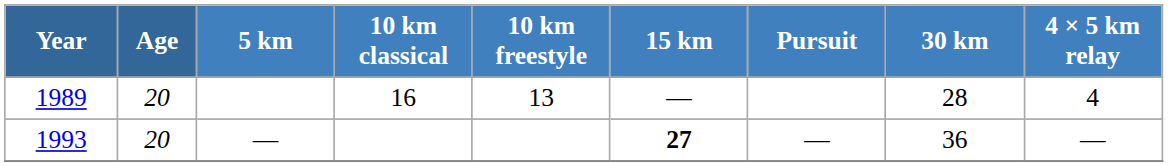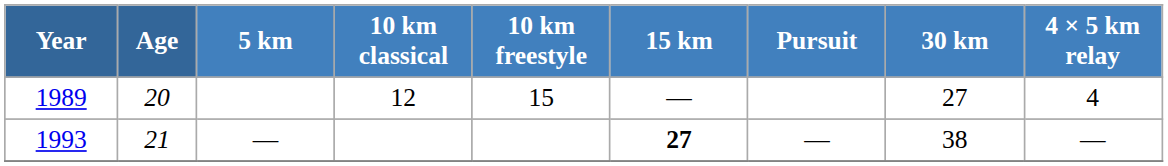(403, 98) 16 -> (403, 98) 12
(541, 98) 13 -> (541, 98) 15
(955, 98) 28 -> (955, 98) 27
(157, 140) 20 -> (157, 140) 21
(955, 140) 36 -> (955, 140) 38
